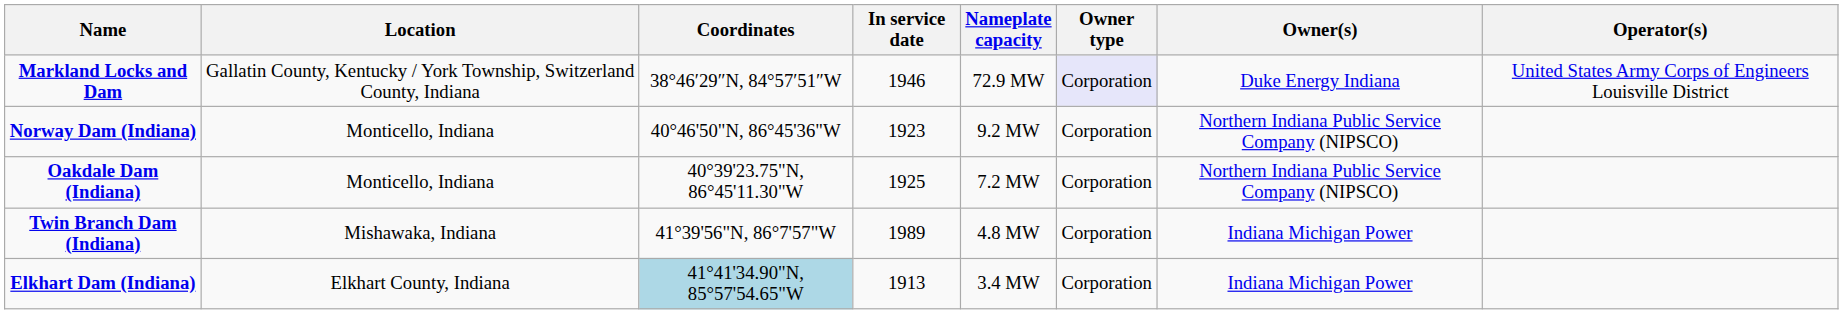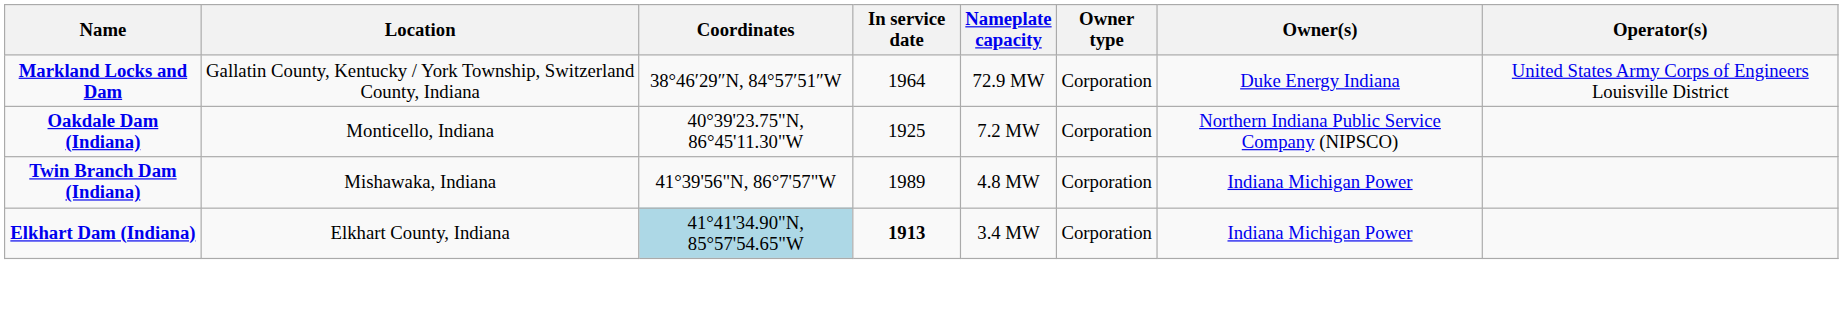(907, 80) 1946 -> (907, 80) 1964
(1107, 80) lavender background -> (1107, 80) no background
- row: (103, 131)
(907, 283) normal -> (907, 232) bold
